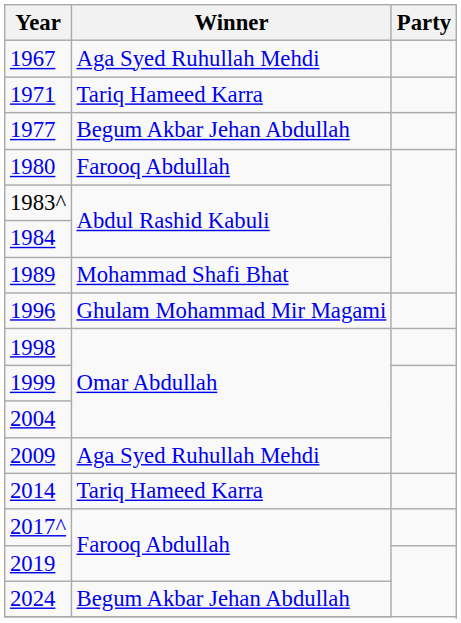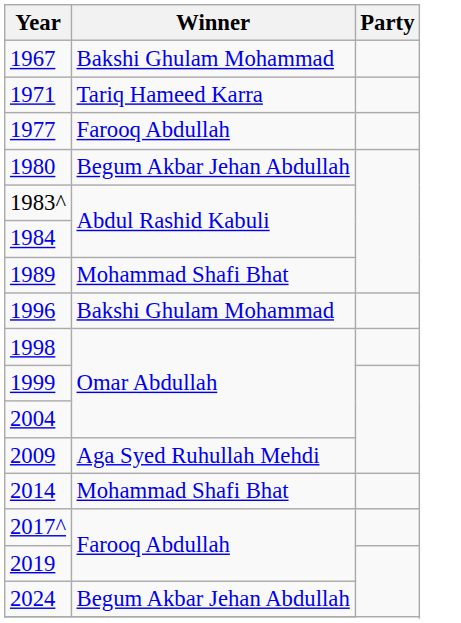(198, 58) Aga Syed Ruhullah Mehdi -> (205, 58) Bakshi Ghulam Mohammad
(213, 130) Begum Akbar Jehan Abdullah -> (153, 130) Farooq Abdullah
(153, 166) Farooq Abdullah -> (213, 166) Begum Akbar Jehan Abdullah
(231, 310) Ghulam Mohammad Mir Magami -> (205, 310) Bakshi Ghulam Mohammad
(170, 490) Tariq Hameed Karra -> (183, 490) Mohammad Shafi Bhat
